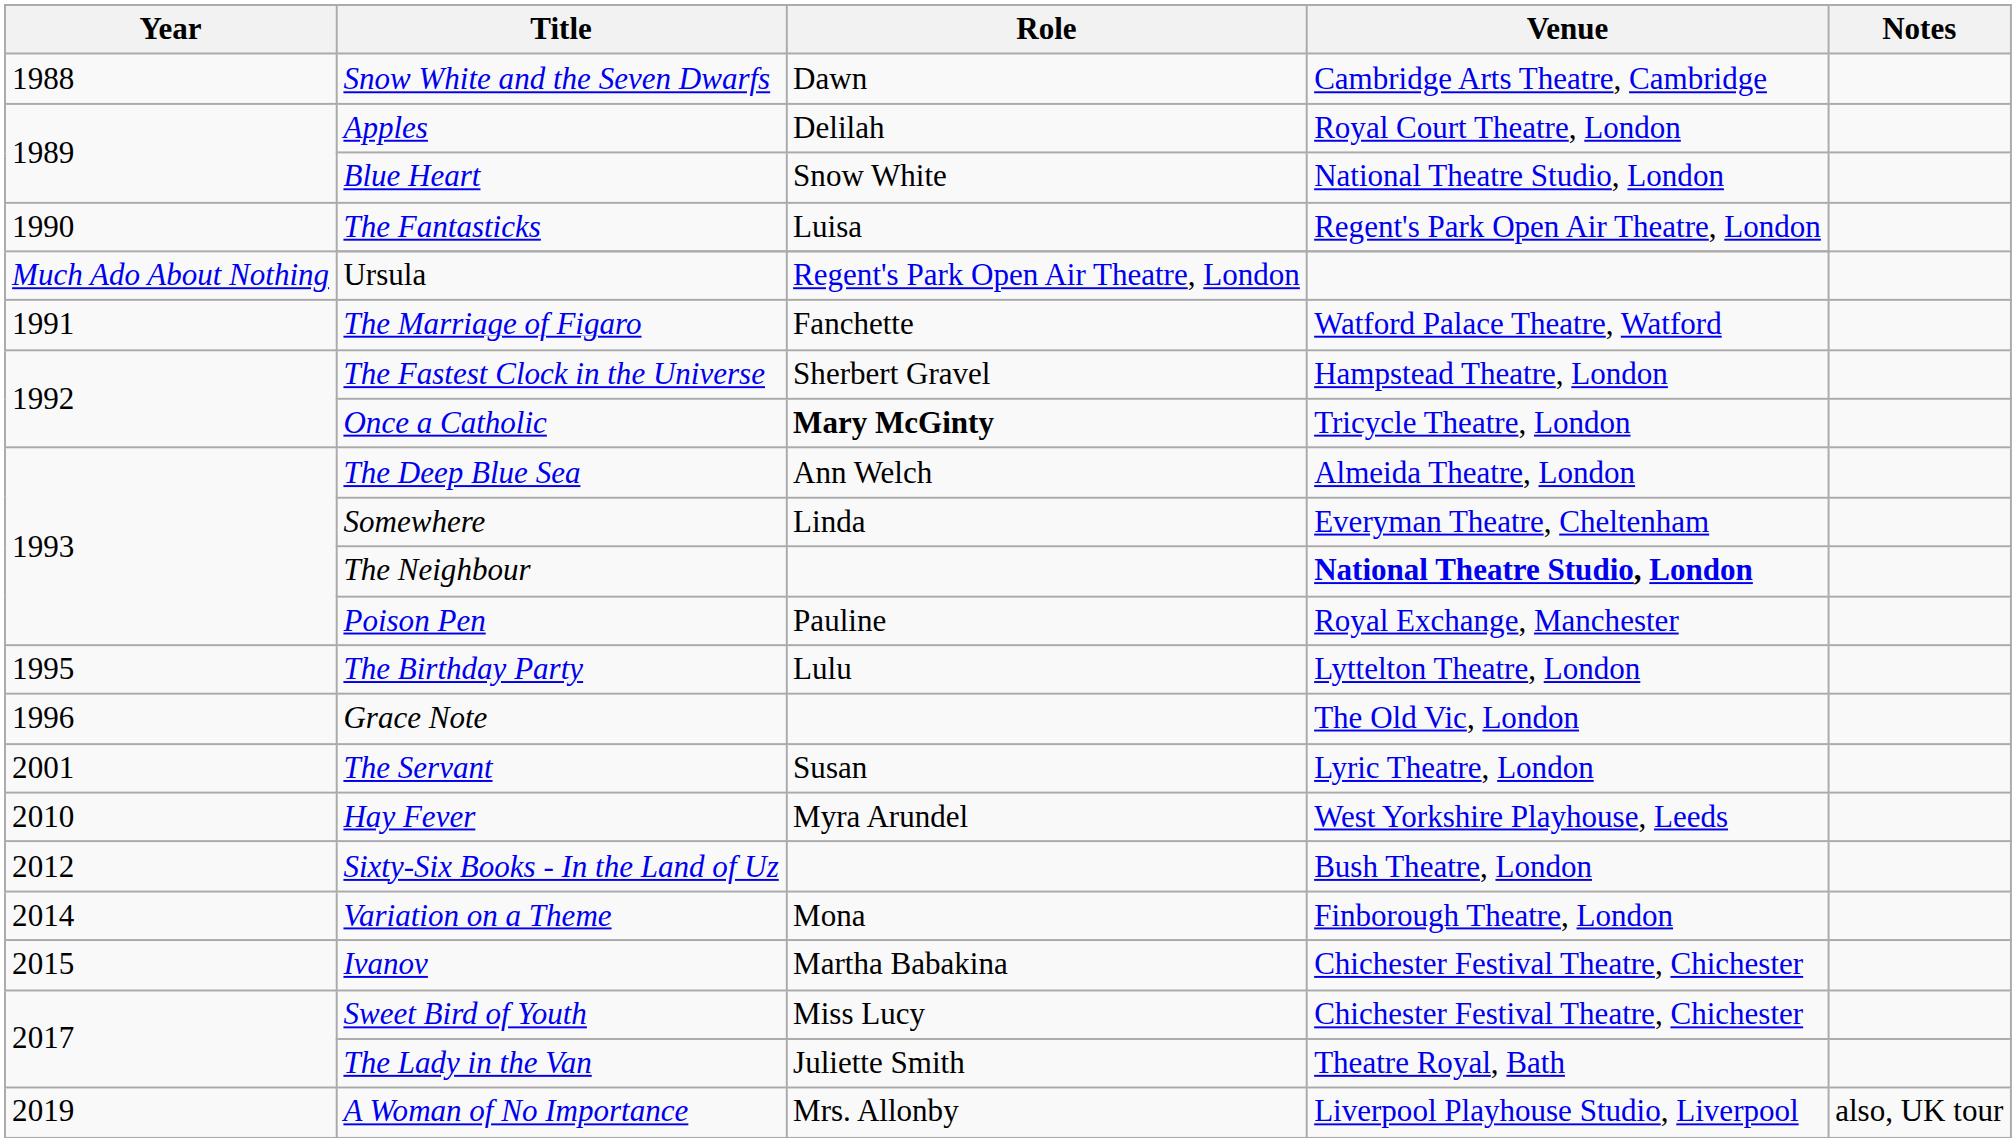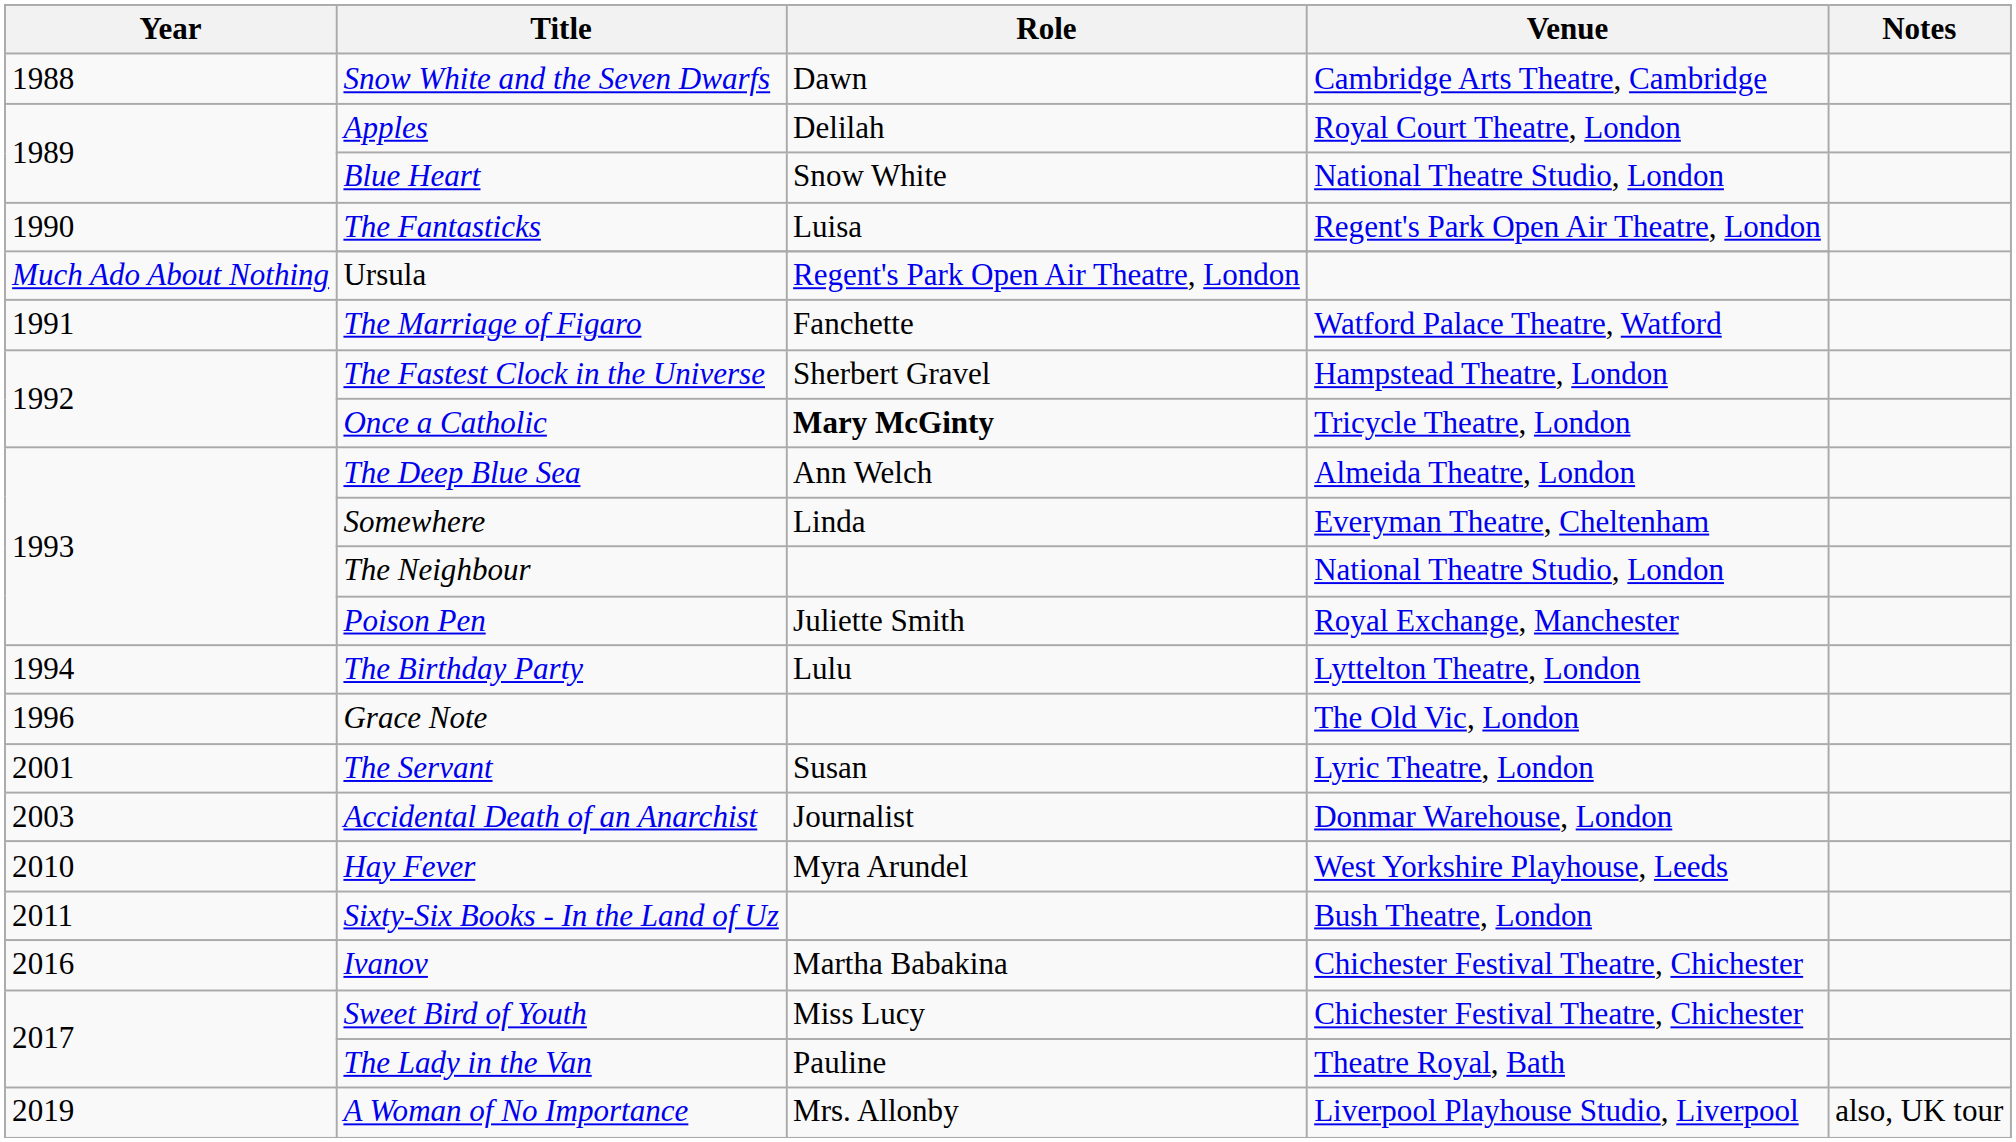(1533, 570) bold -> (1519, 570) normal
(840, 619) Pauline -> (879, 619) Juliette Smith
(43, 669) 1995 -> (43, 669) 1994
+ row: (550, 816)
(43, 865) 2012 -> (43, 915) 2011
- row: (478, 915)
(43, 964) 2015 -> (43, 964) 2016
(879, 1062) Juliette Smith -> (840, 1062) Pauline
